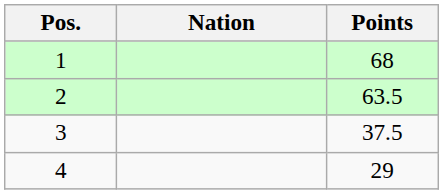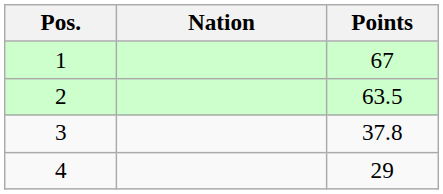(382, 59) 68 -> (382, 59) 67
(382, 133) 37.5 -> (382, 133) 37.8
